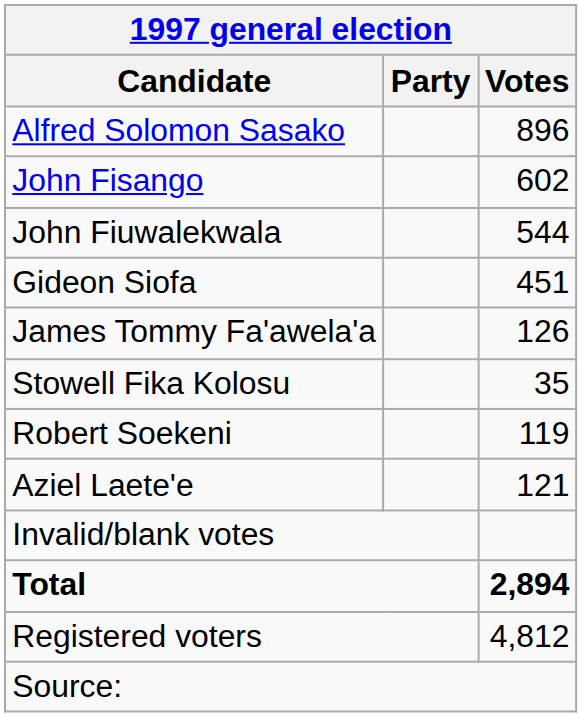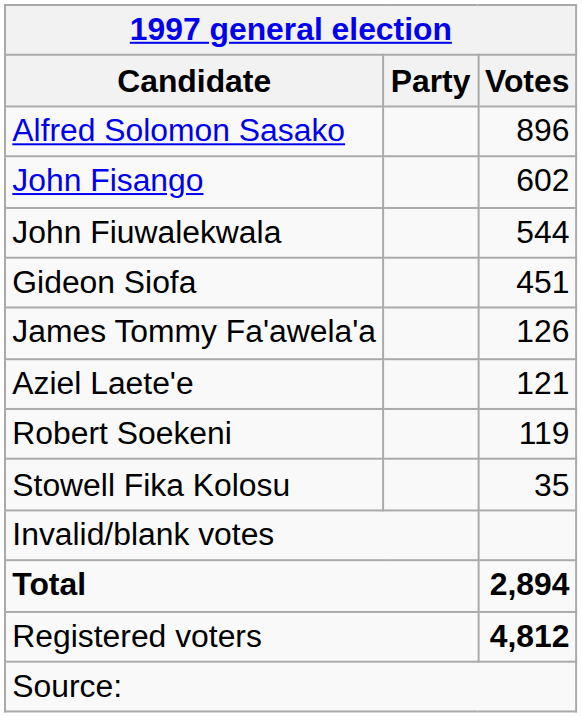rows swapped: (103, 484) <-> (151, 383)
(530, 635) normal -> (530, 635) bold
